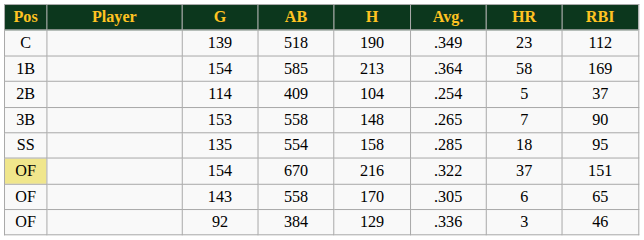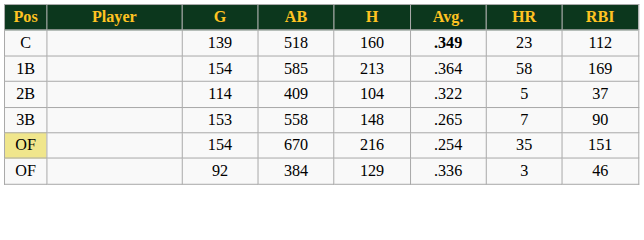(372, 42) 190 -> (372, 42) 160
(448, 42) normal -> (448, 42) bold
(448, 94) .254 -> (448, 94) .322
- row: (220, 145)
(448, 171) .322 -> (448, 145) .254
(524, 171) 37 -> (524, 145) 35
- row: (220, 196)
